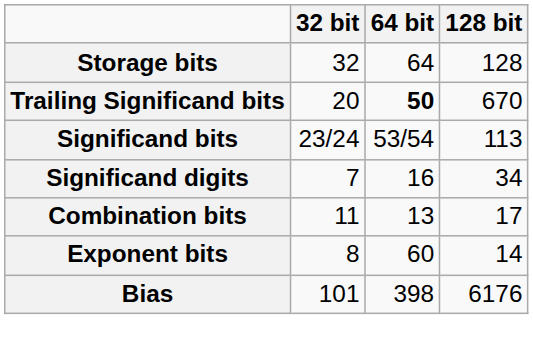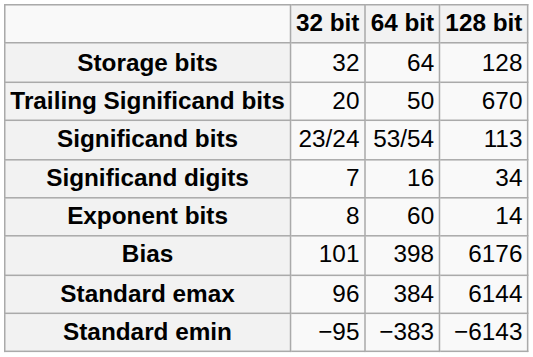(421, 100) bold -> (421, 100) normal
- row: (148, 216)
+ row: (148, 293)
+ row: (148, 332)
